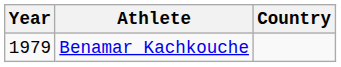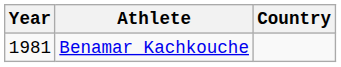(30, 48) 1979 -> (30, 48) 1981
